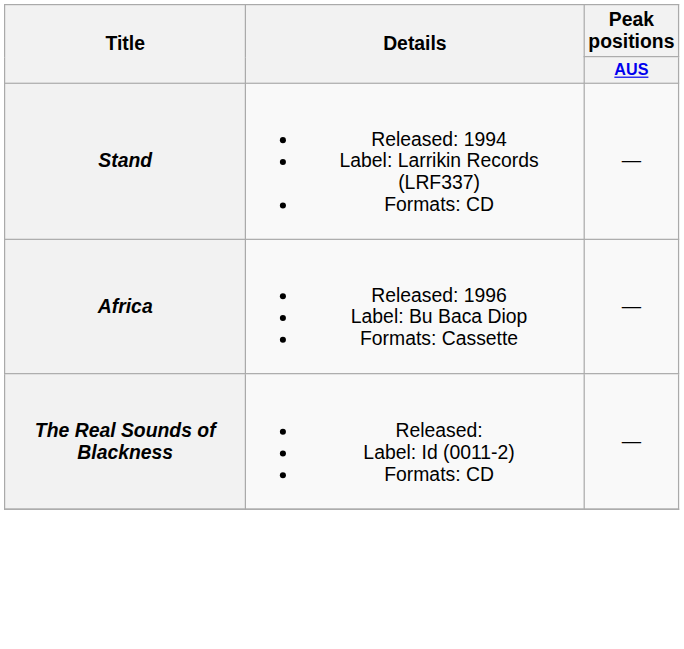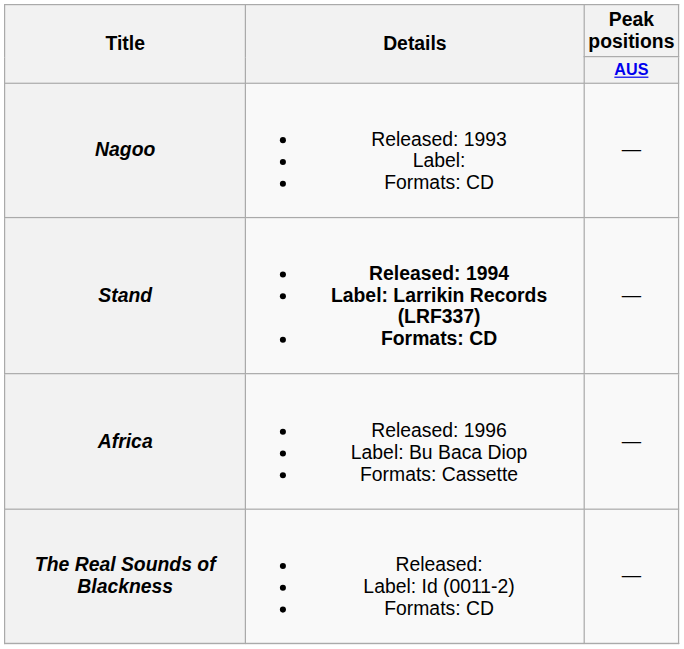+ row: (125, 150)
(415, 172) normal -> (415, 307) bold
